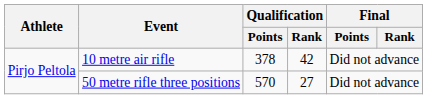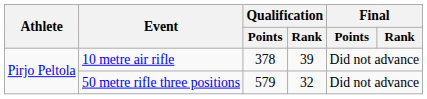(307, 60) 42 -> (307, 60) 39
(265, 82) 570 -> (265, 82) 579
(307, 82) 27 -> (307, 82) 32
